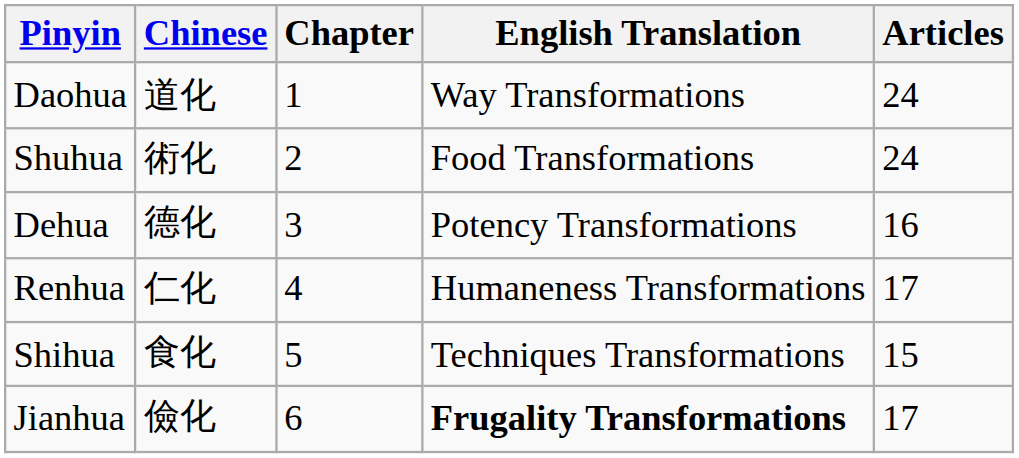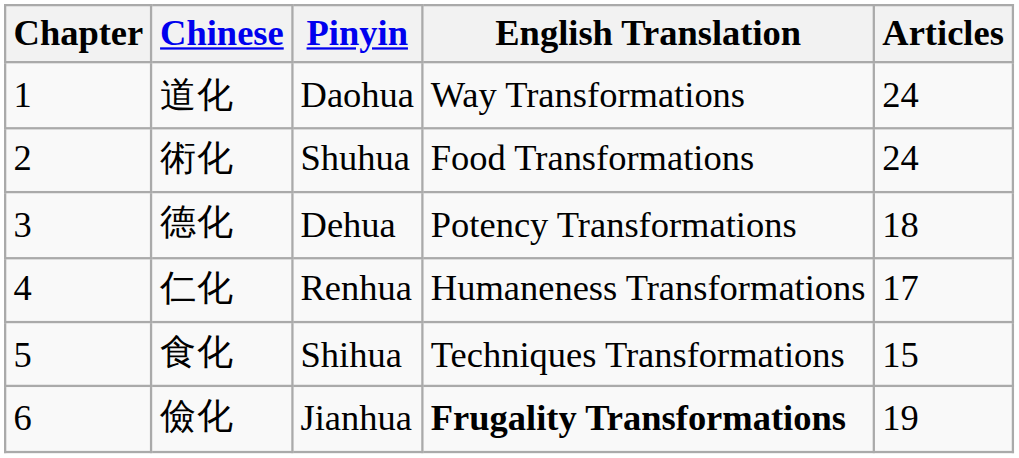columns swapped: (349, 33) <-> (70, 33)
(901, 224) 16 -> (901, 224) 18
(901, 418) 17 -> (901, 418) 19
